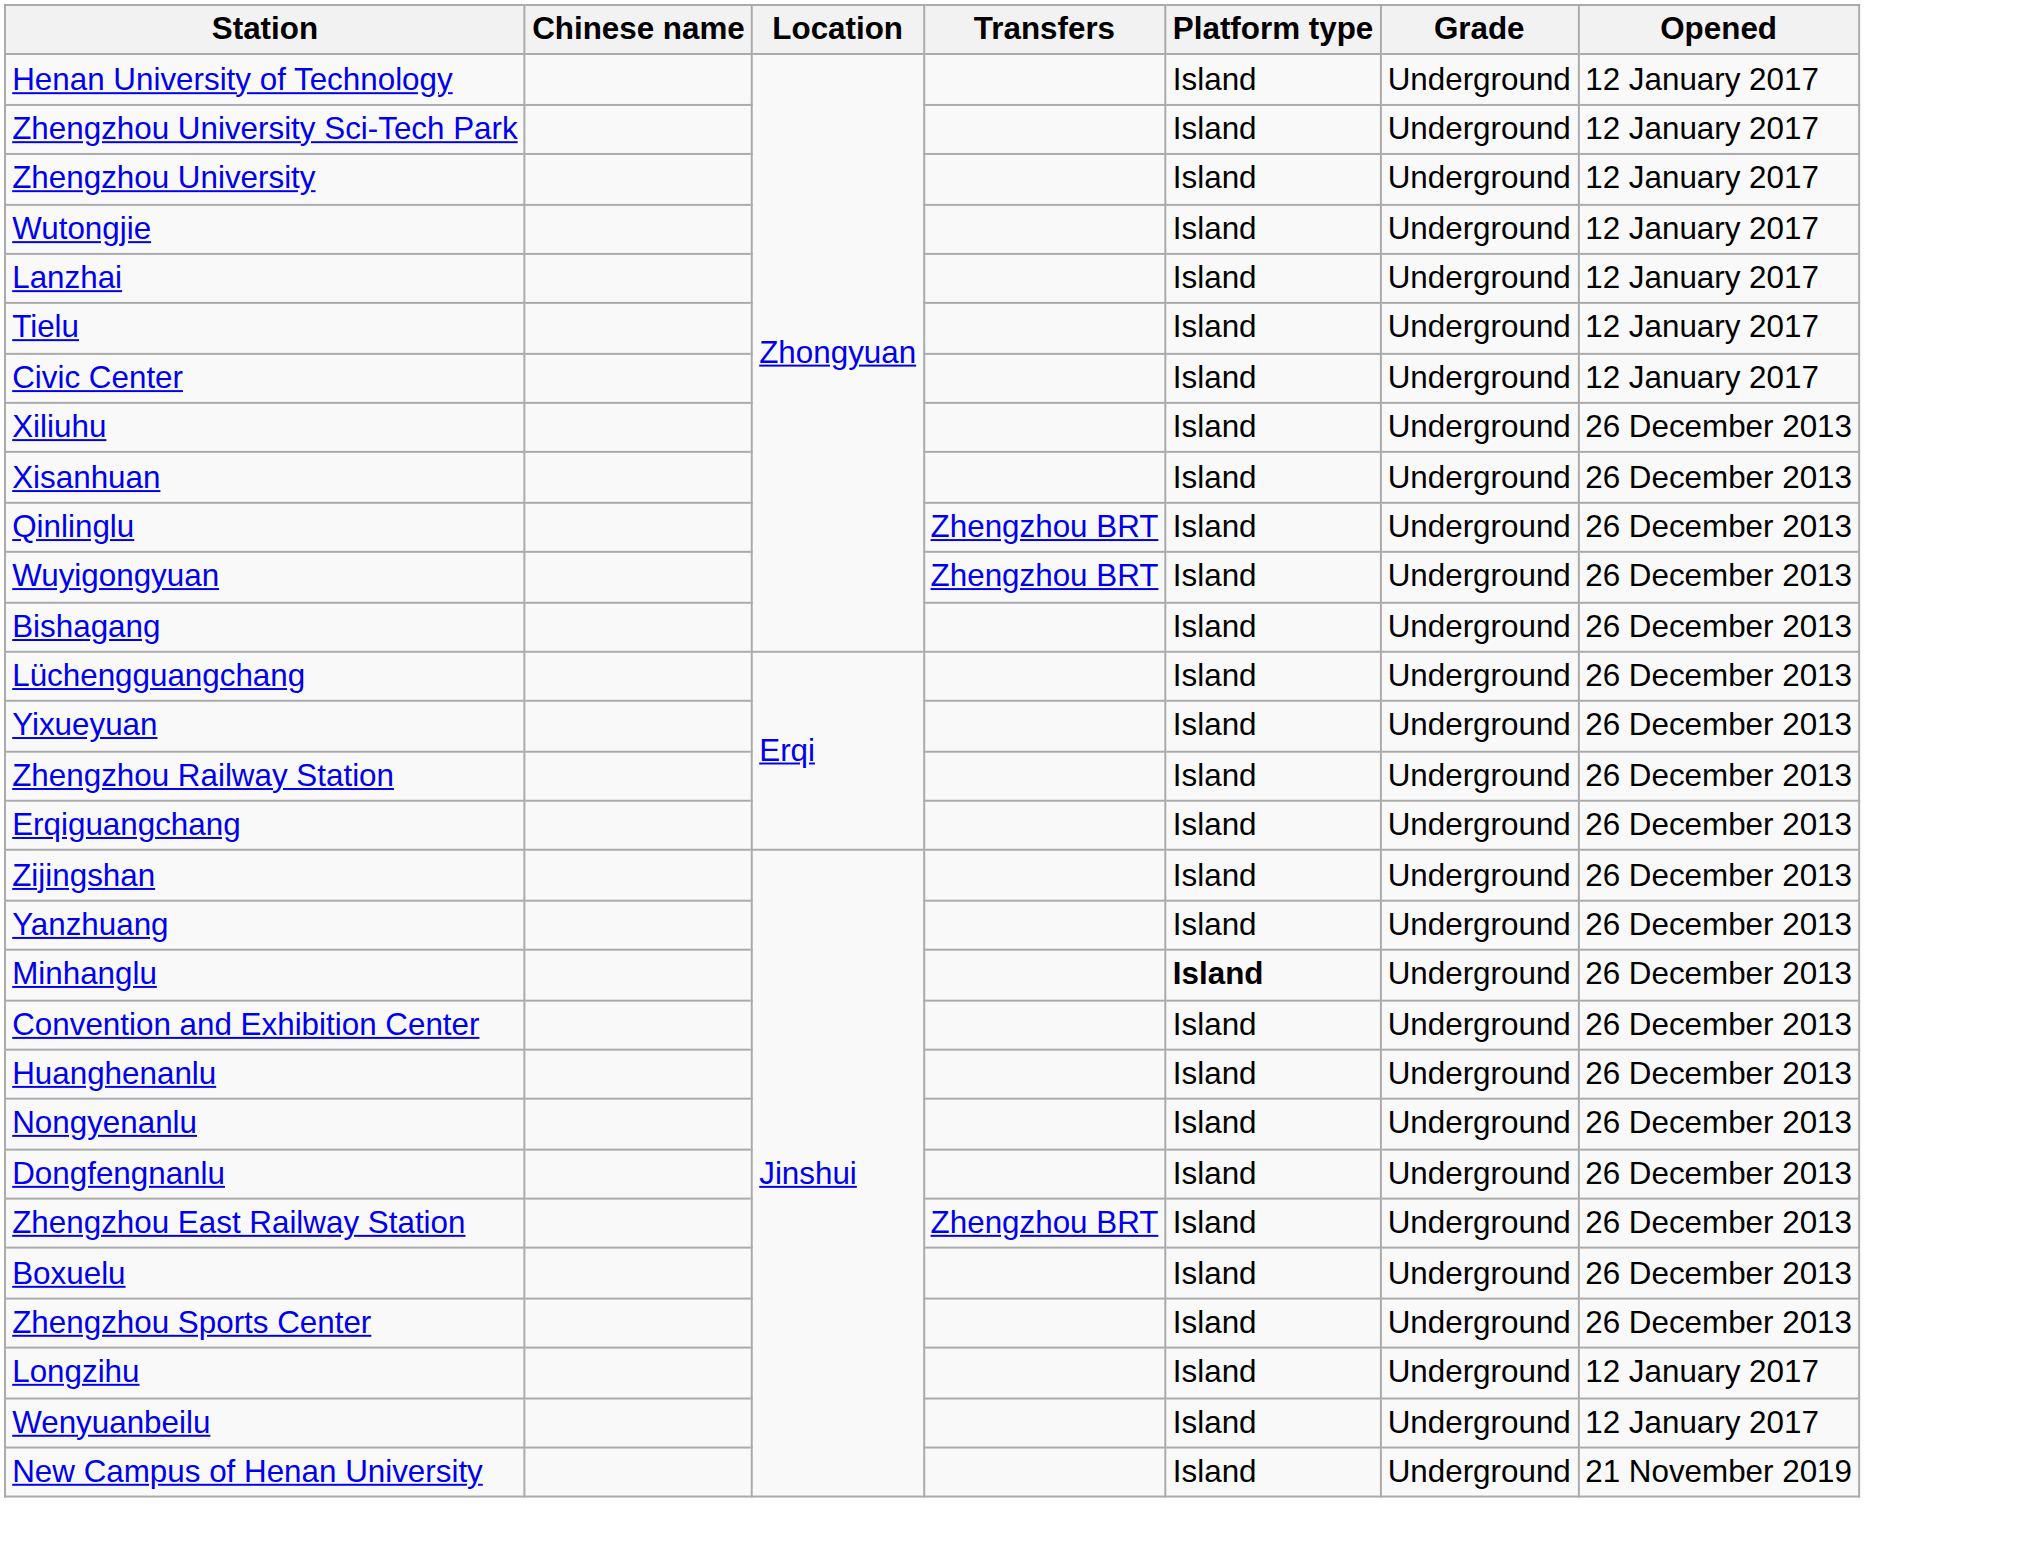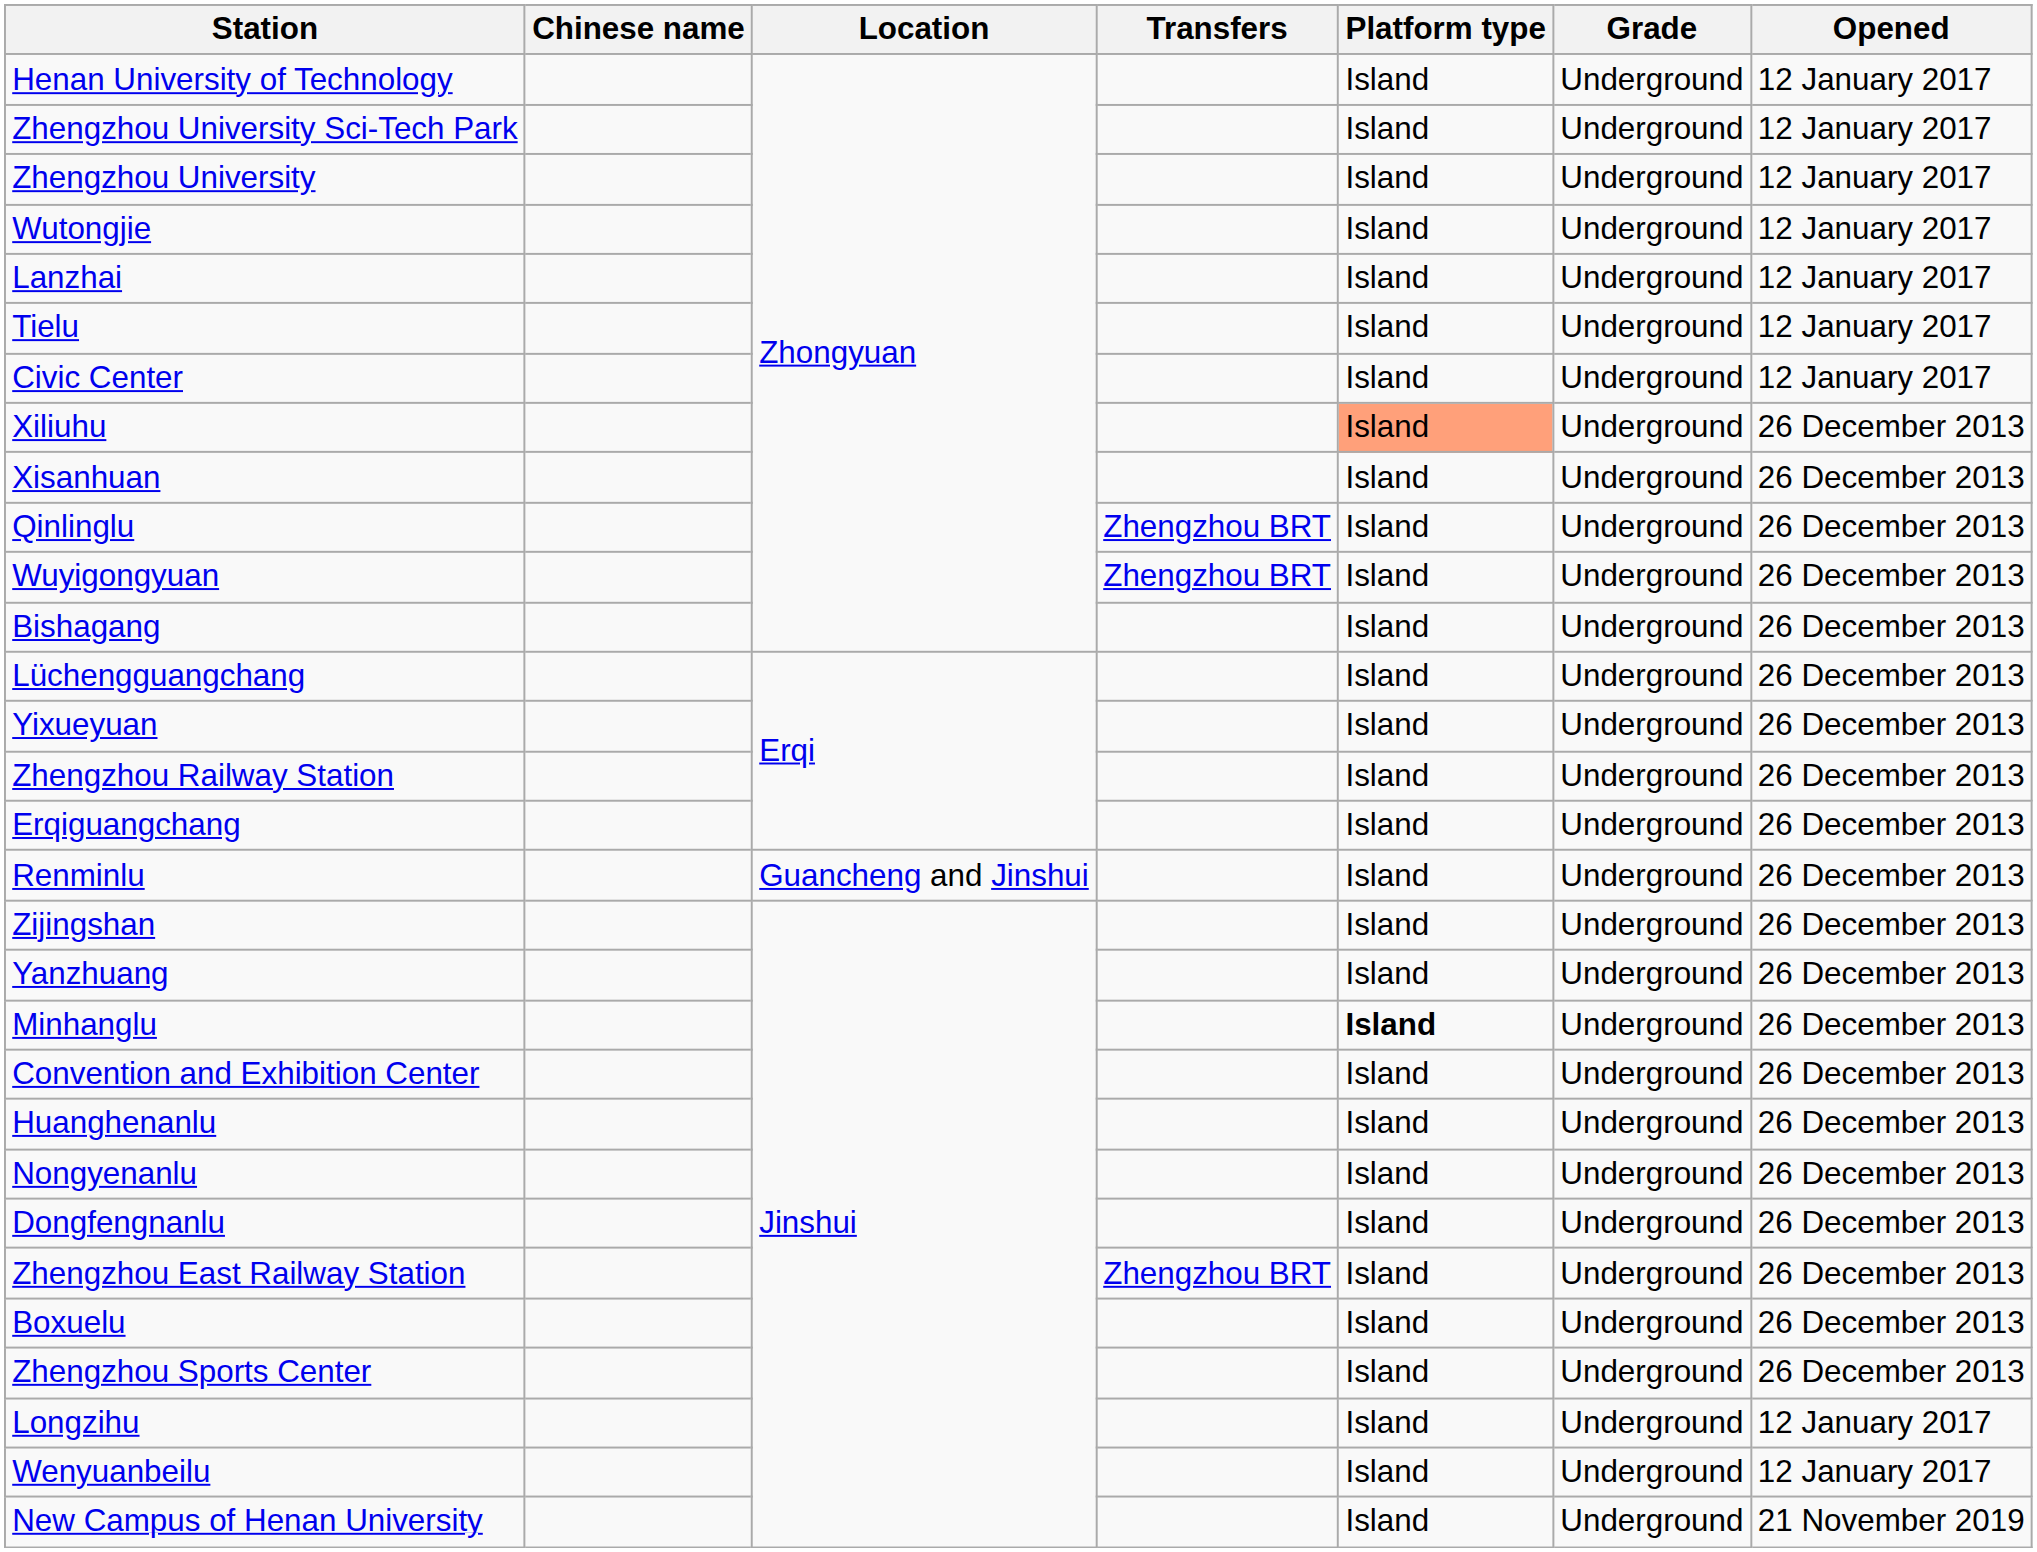(1215, 427) no background -> (1387, 427) lightsalmon background
+ row: (78, 874)
